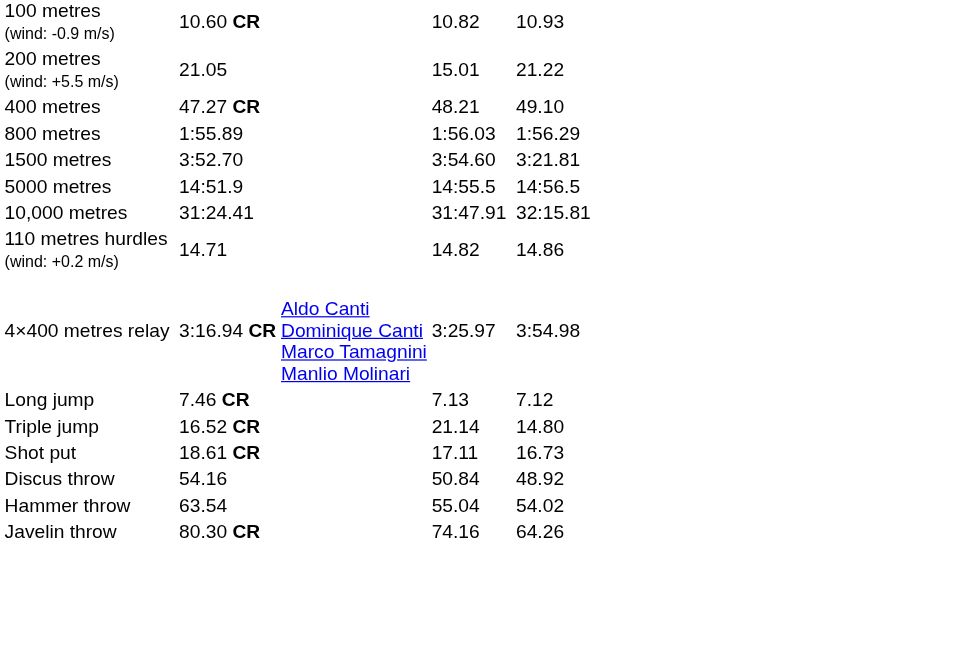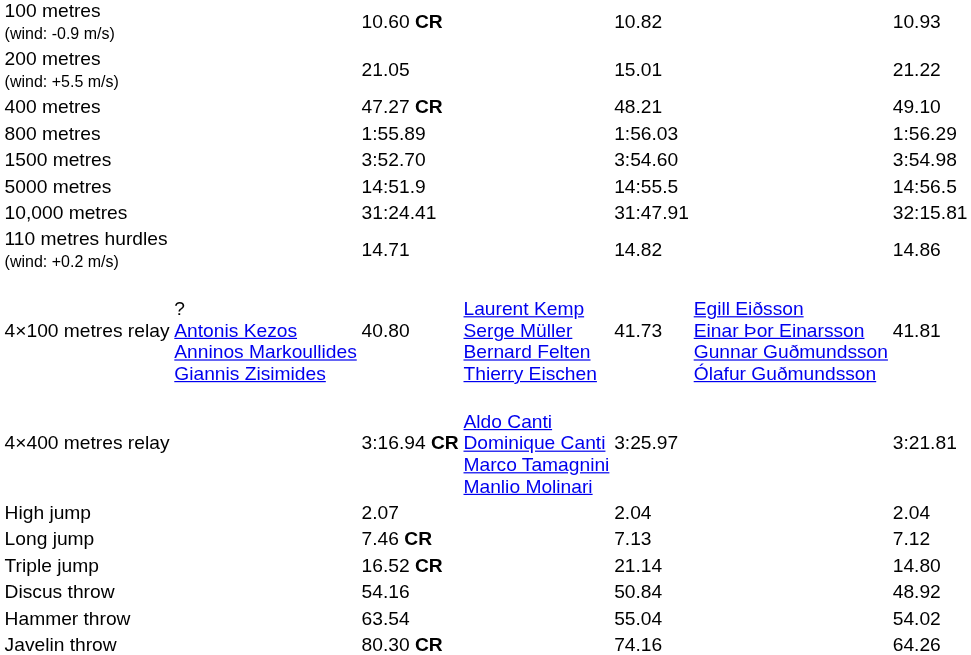(548, 160) 3:21.81 -> (925, 160) 3:54.98
+ row: (87, 330)
(548, 330) 3:54.98 -> (925, 443) 3:21.81
+ row: (48, 512)
- row: (40, 452)
